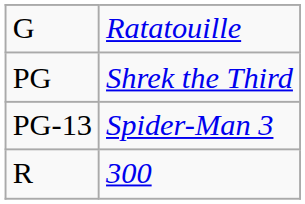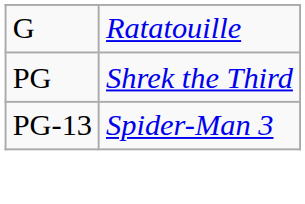- row: (23, 173)
